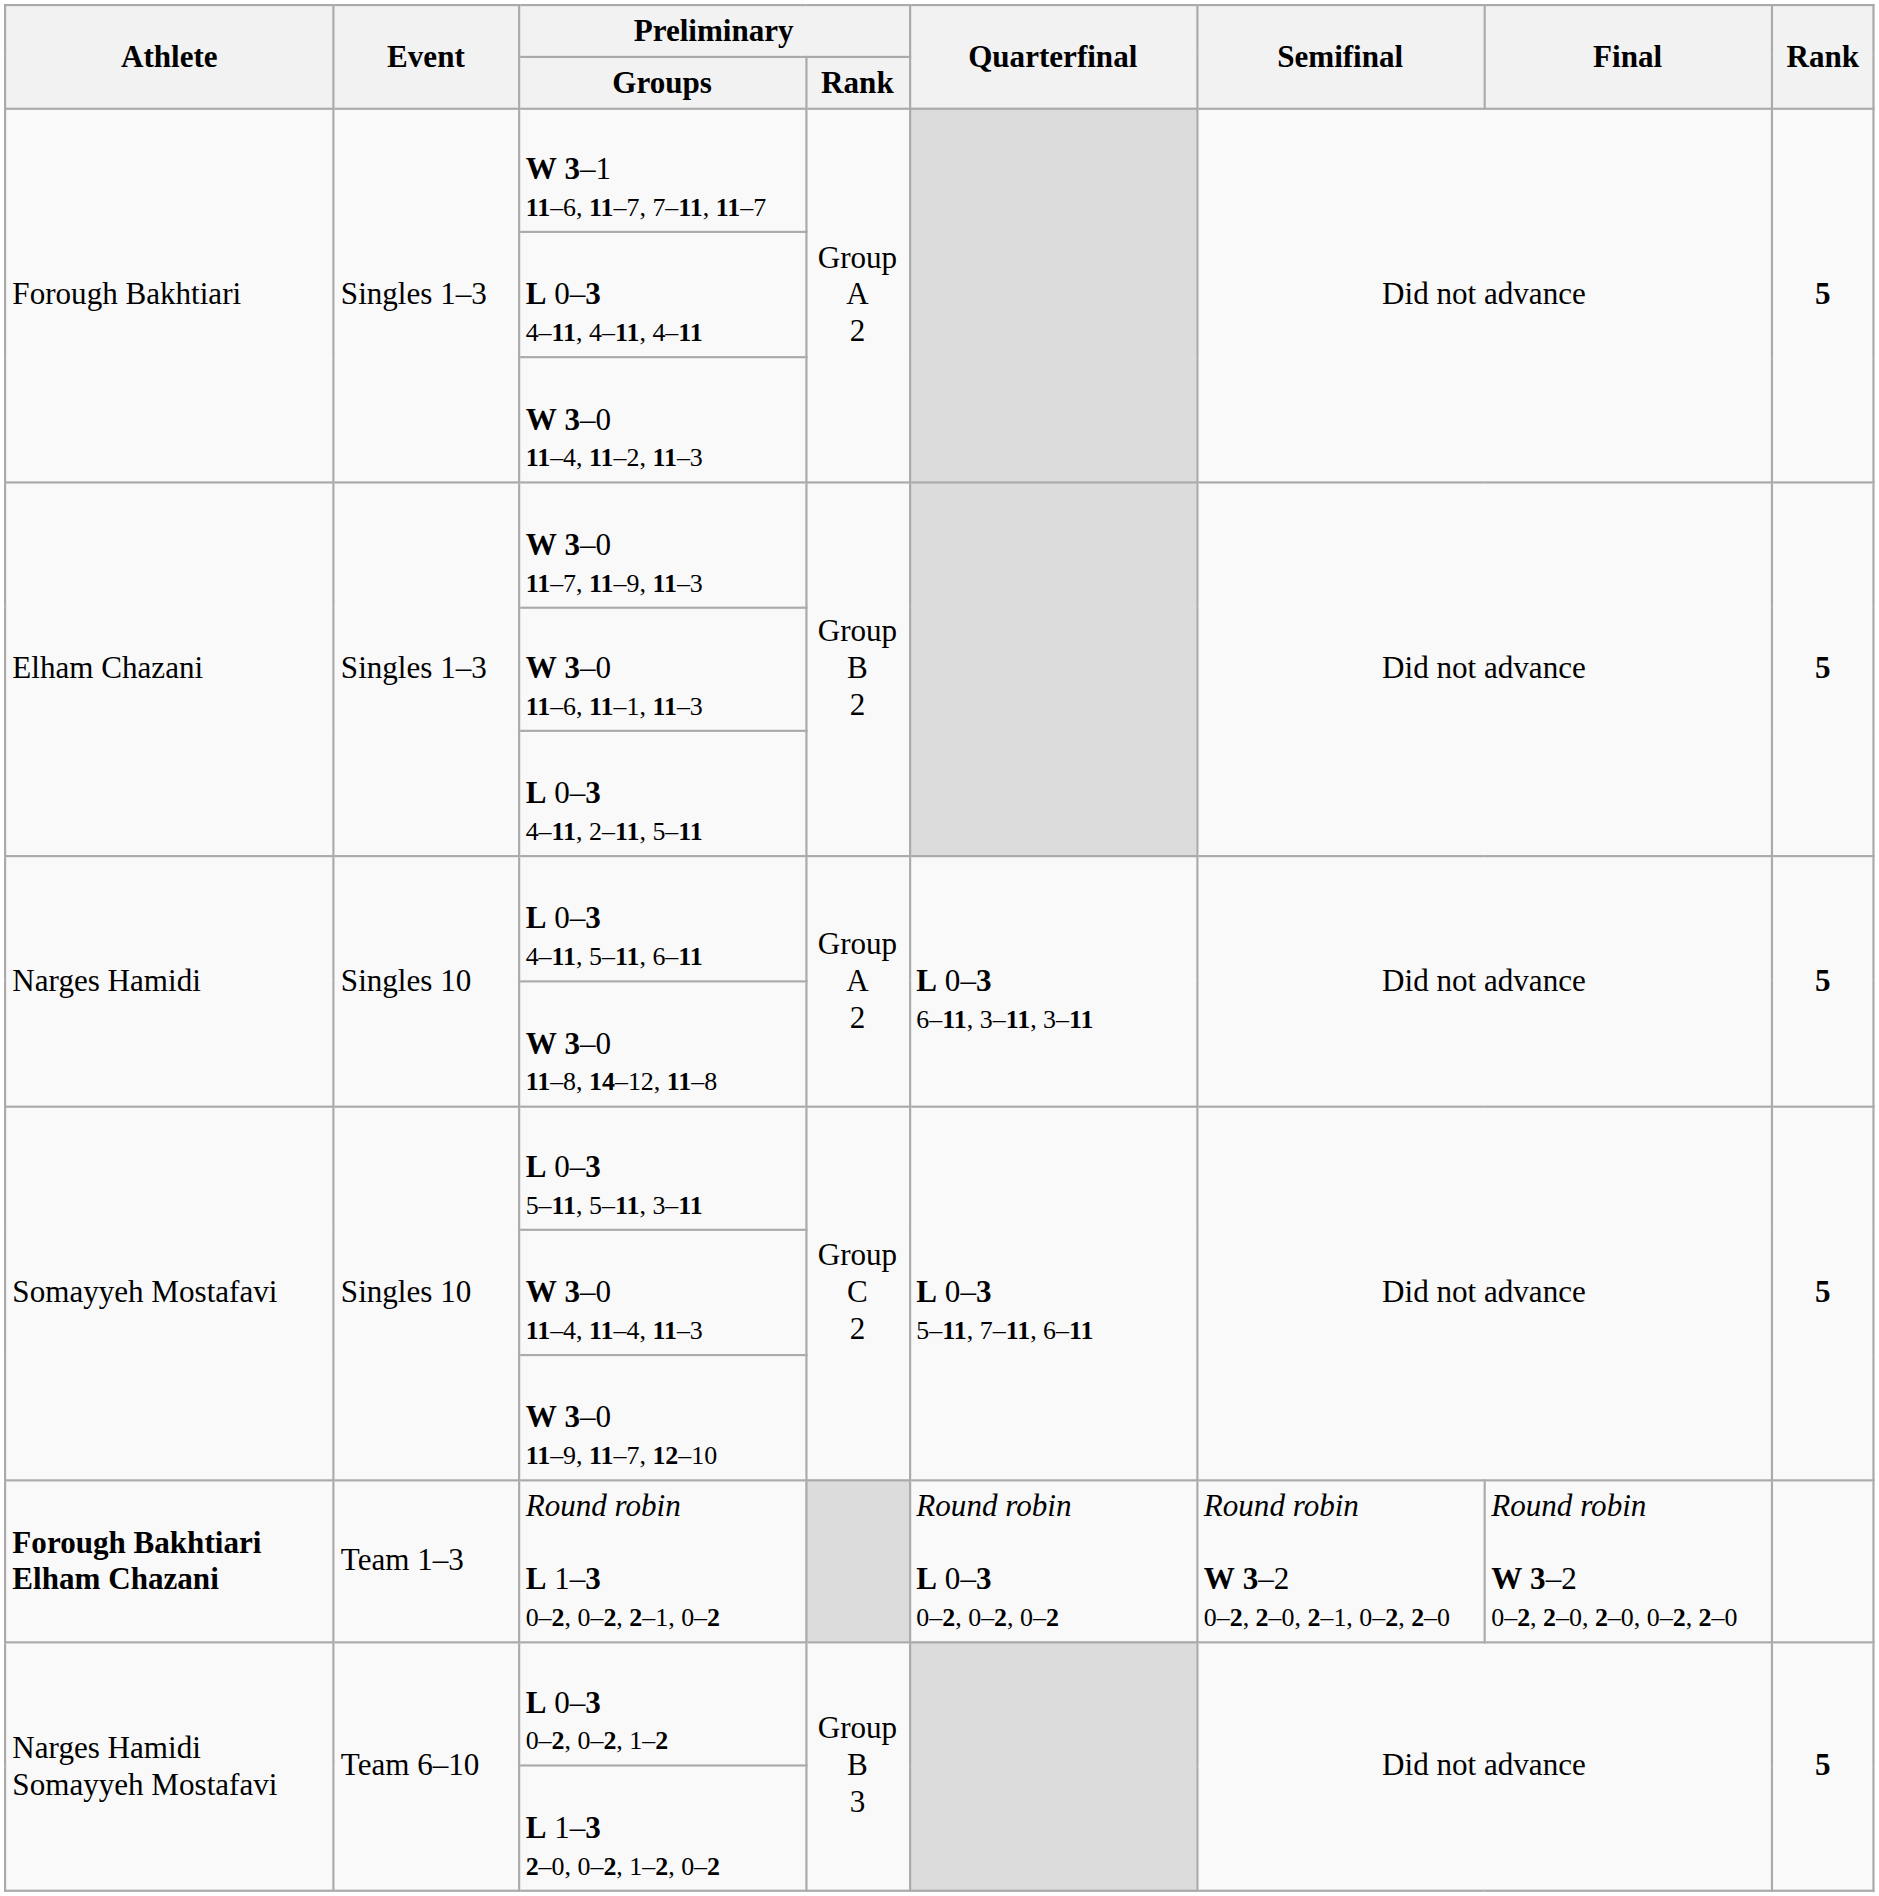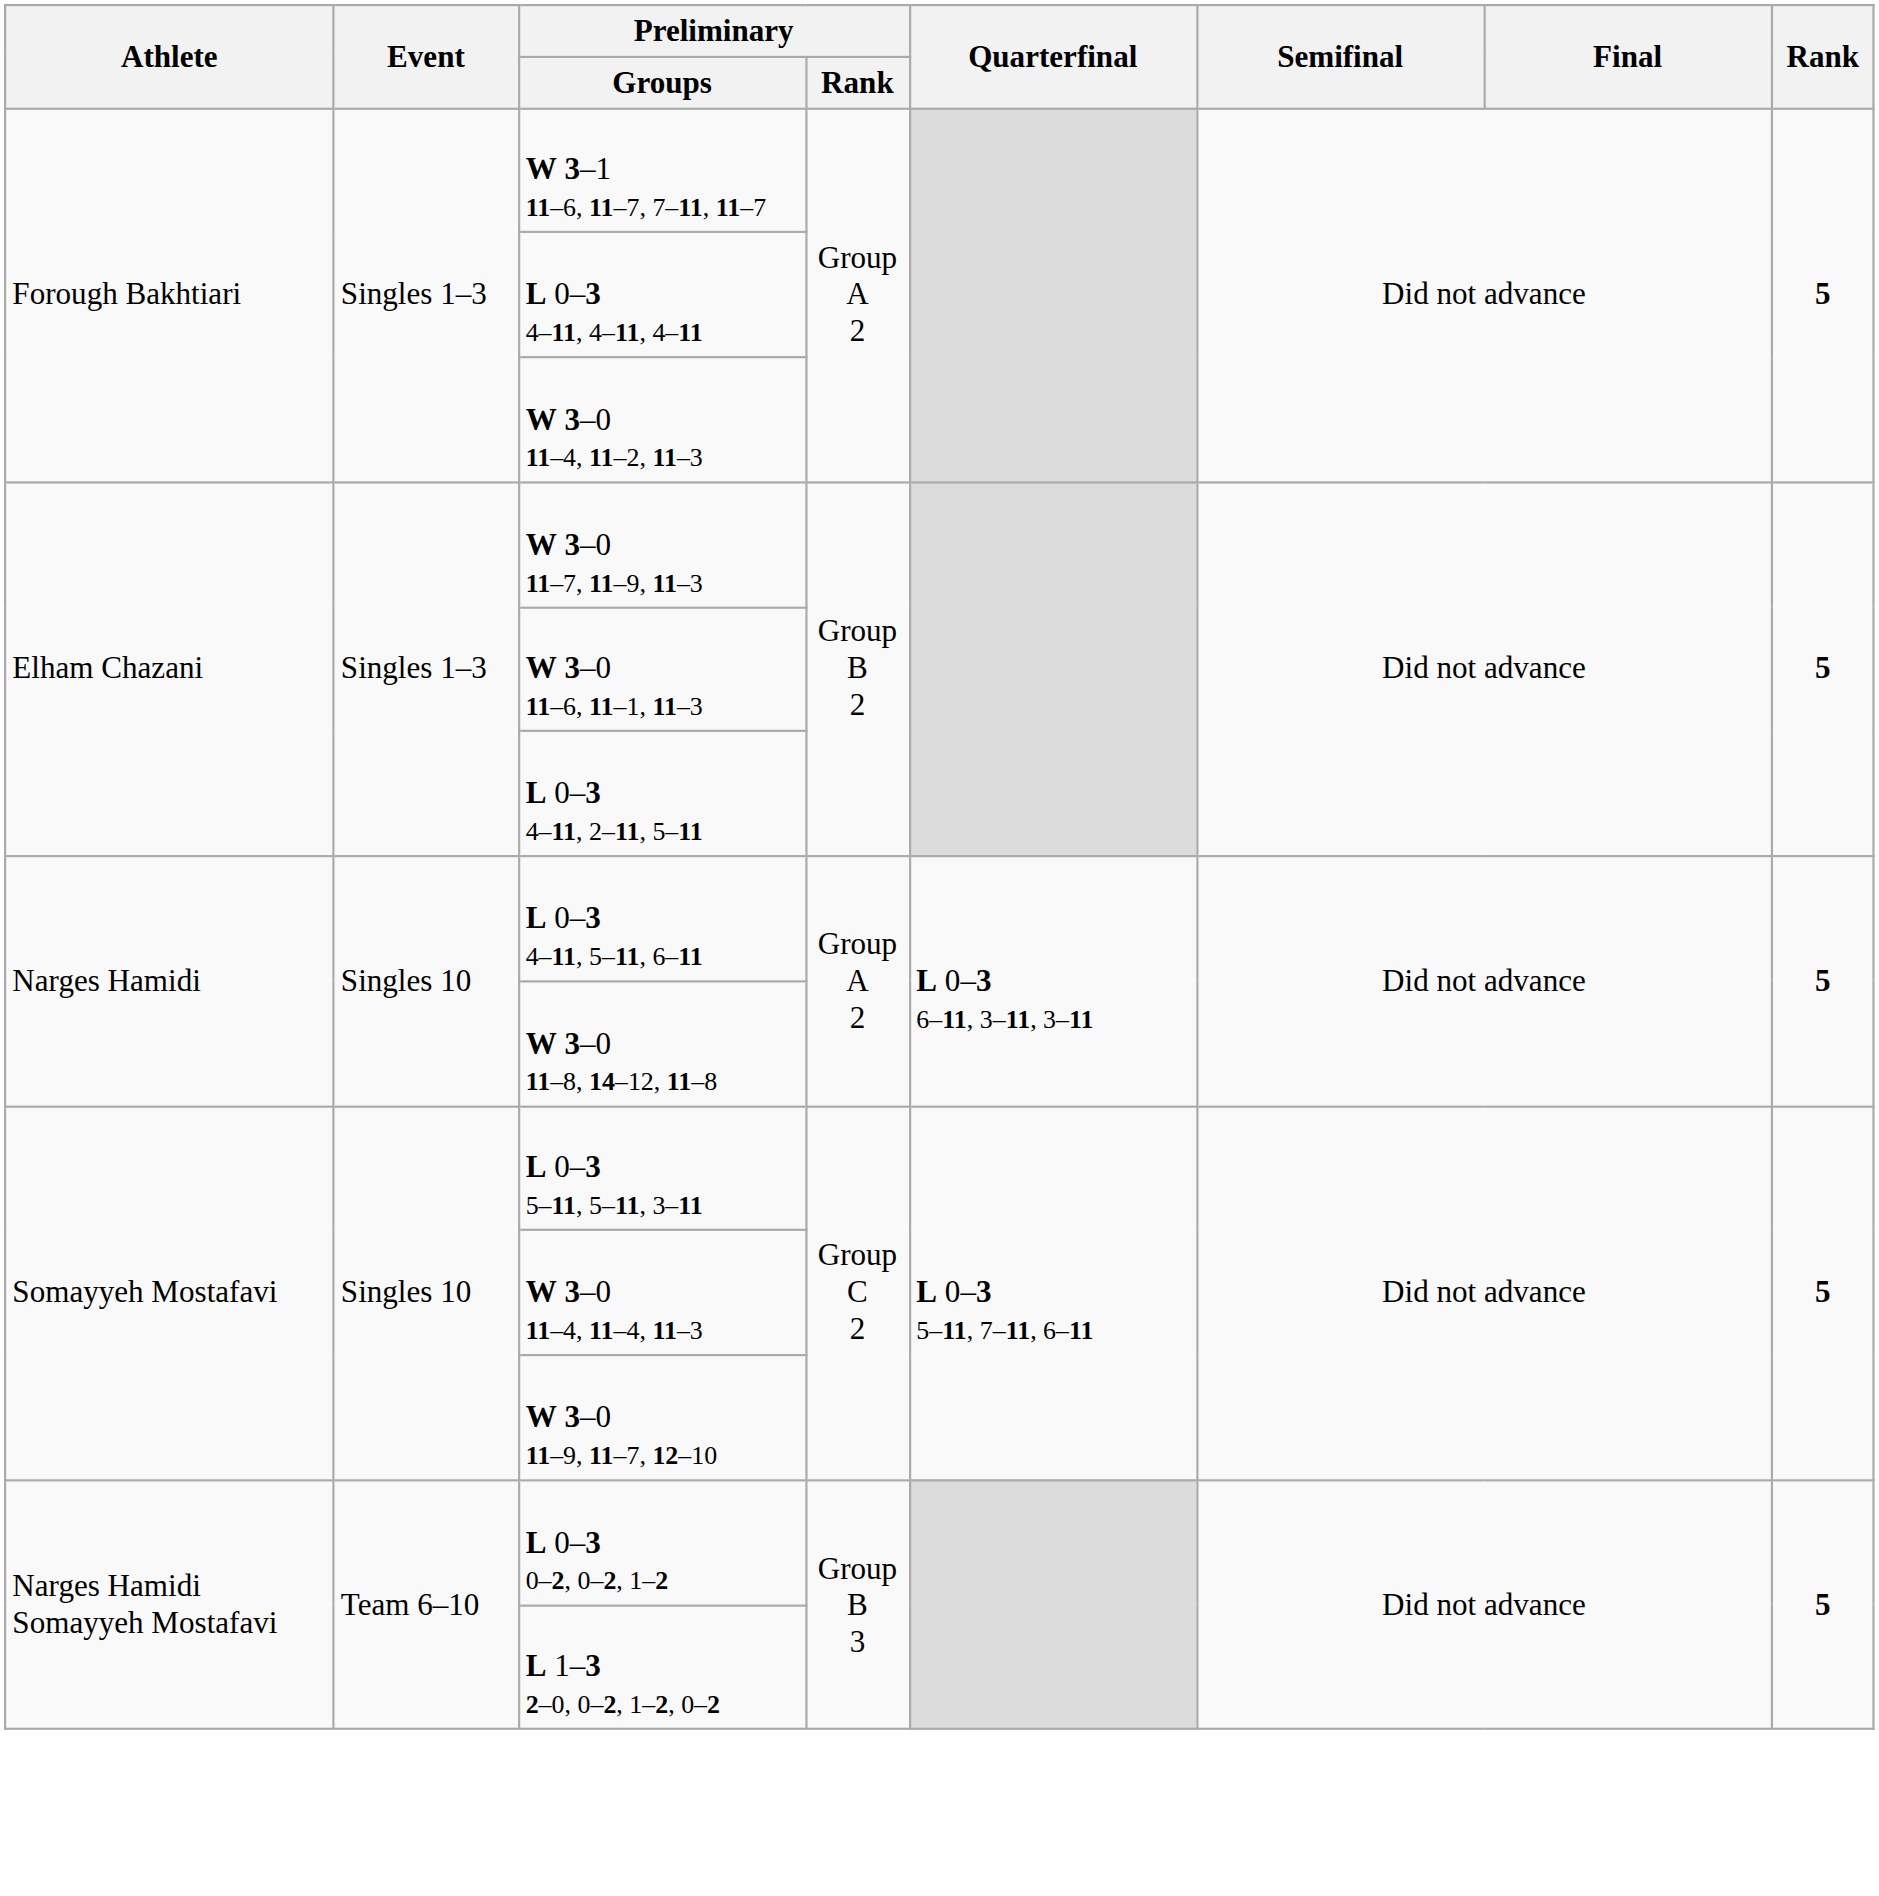- row: (623, 1560)
